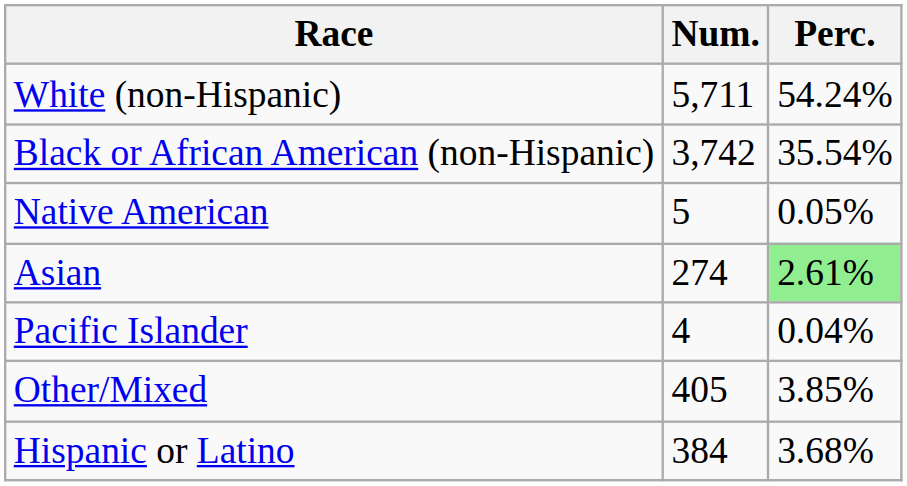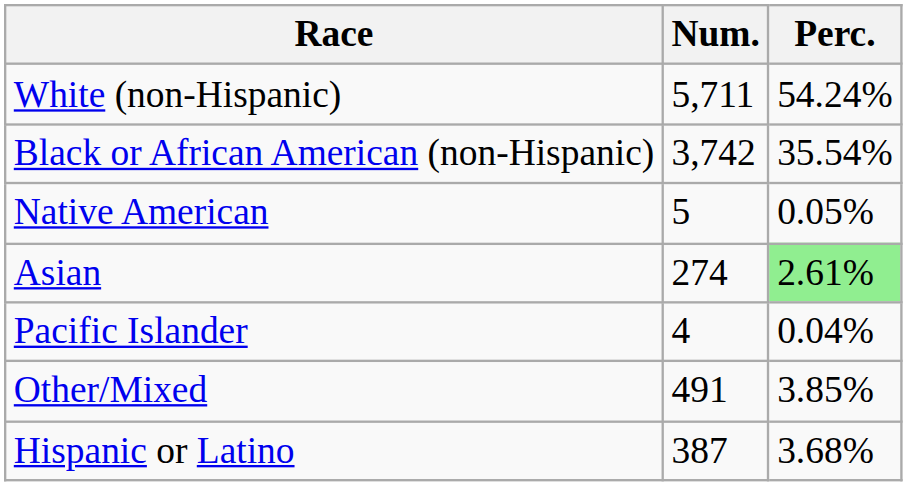(700, 390) 405 -> (700, 390) 491
(700, 449) 384 -> (700, 449) 387
